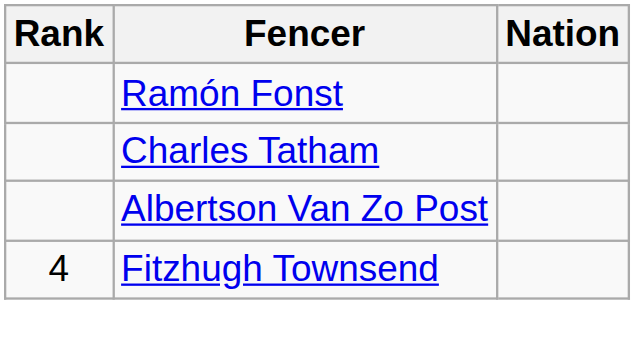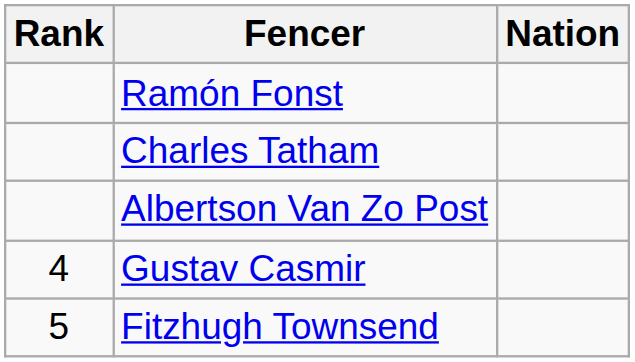+ row: (243, 268)
(59, 268) 4 -> (59, 326) 5
